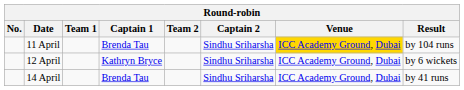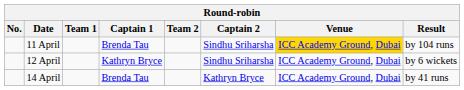(238, 77) Sindhu Sriharsha -> (234, 77) Kathryn Bryce
